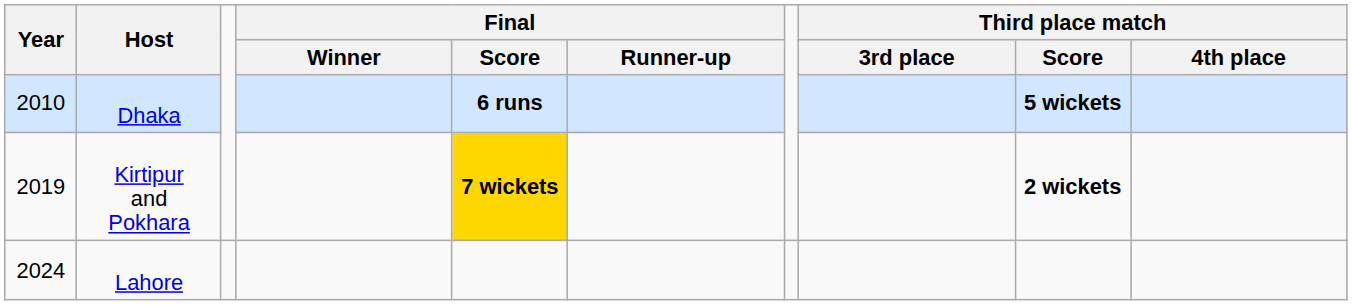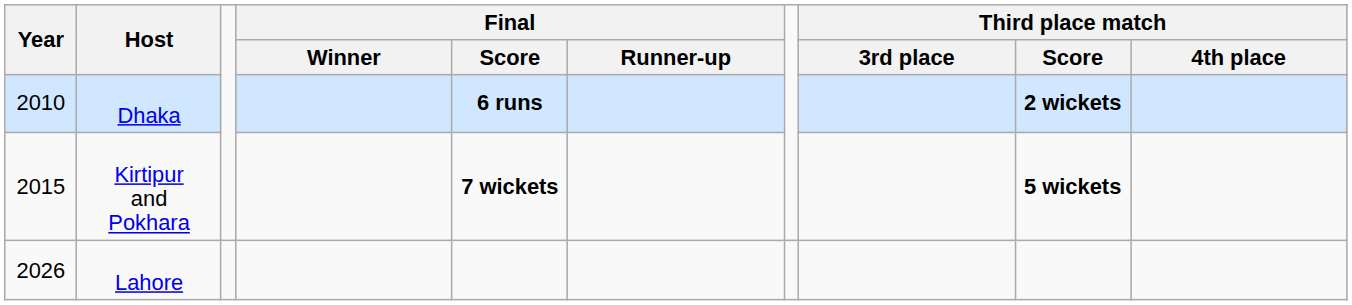(1073, 104) 5 wickets -> (1073, 104) 2 wickets
(41, 187) 2019 -> (41, 187) 2015
(510, 187) gold background -> (510, 187) no background
(1073, 187) 2 wickets -> (1073, 187) 5 wickets
(41, 270) 2024 -> (41, 270) 2026
